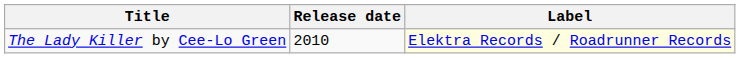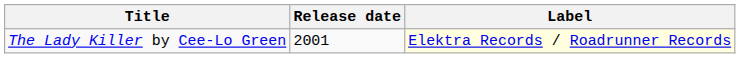(311, 41) 2010 -> (311, 41) 2001
